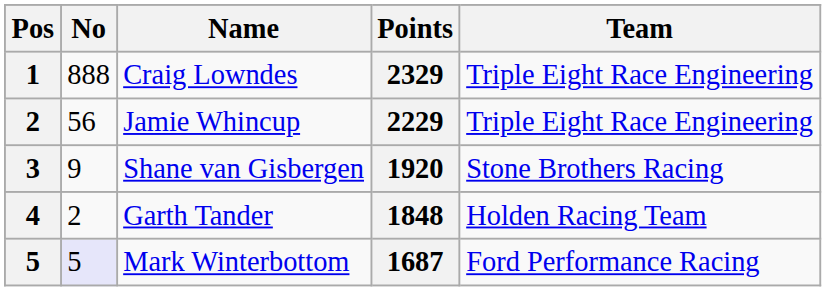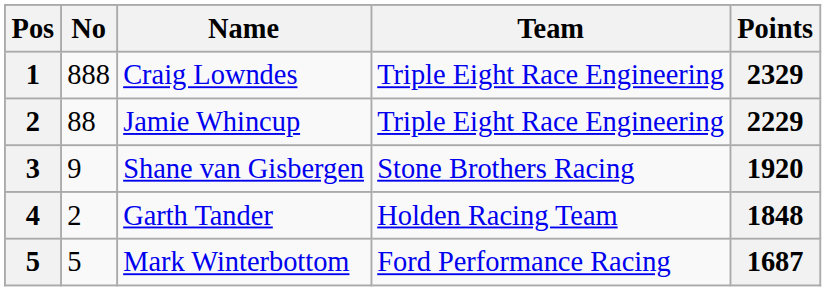columns swapped: (640, 28) <-> (415, 28)
(82, 121) 56 -> (82, 121) 88
(74, 262) lavender background -> (74, 262) no background
